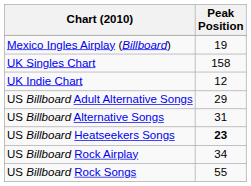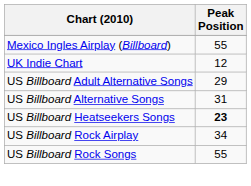(221, 44) 19 -> (221, 44) 55
- row: (51, 63)
